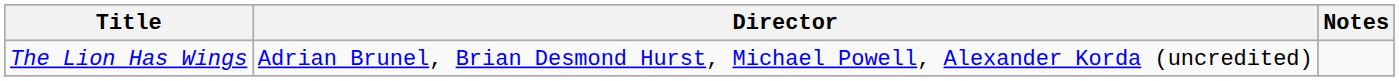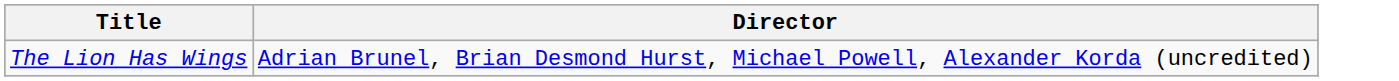- column: (1356, 23)
